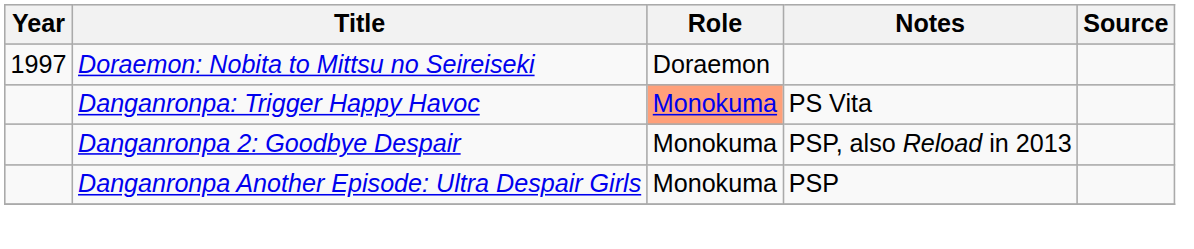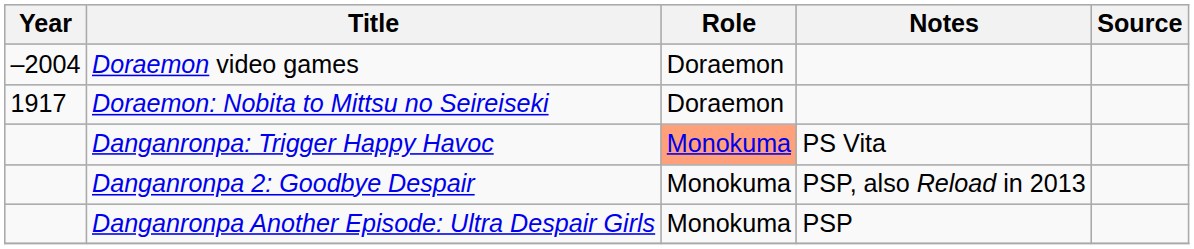+ row: (225, 64)
(39, 64) 1997 -> (39, 104) 1917
